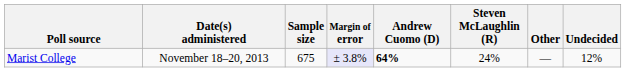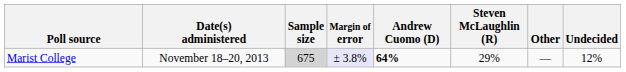(306, 57) no background -> (306, 57) lightgrey background
(489, 57) 24% -> (489, 57) 29%
